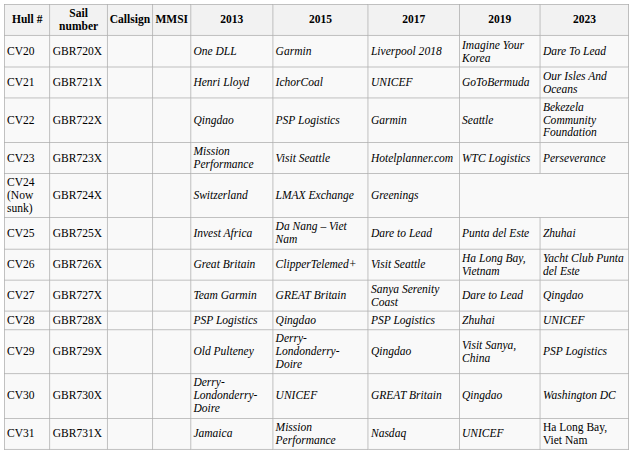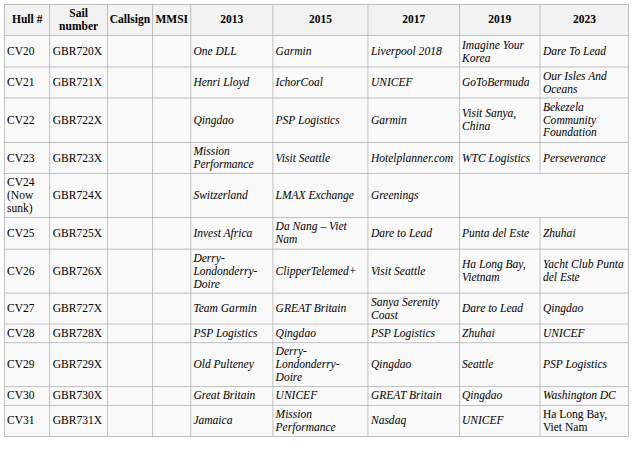(478, 120) Seattle -> (489, 120) Visit Sanya, China
(224, 264) Great Britain -> (225, 271) Derry-Londonderry-Doire
(489, 351) Visit Sanya, China -> (478, 364) Seattle
(225, 396) Derry-Londonderry-Doire -> (224, 396) Great Britain
